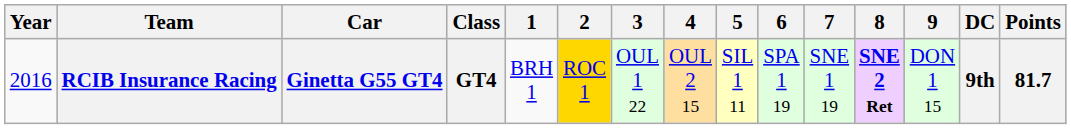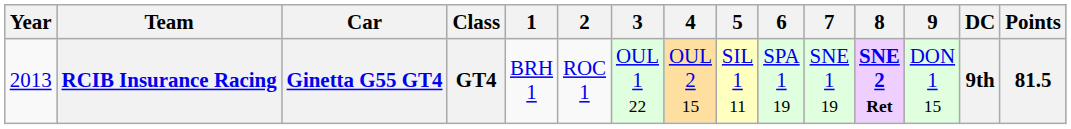(31, 80) 2016 -> (31, 80) 2013
(584, 80) gold background -> (584, 80) no background
(1033, 80) 81.7 -> (1033, 80) 81.5
